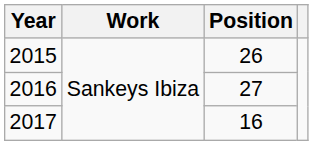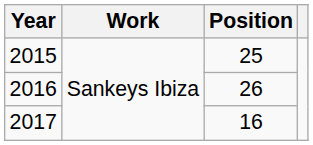(251, 55) 26 -> (251, 55) 25
(251, 88) 27 -> (251, 88) 26
